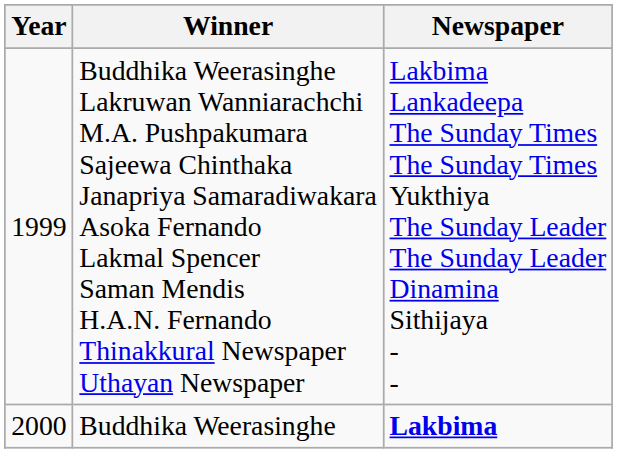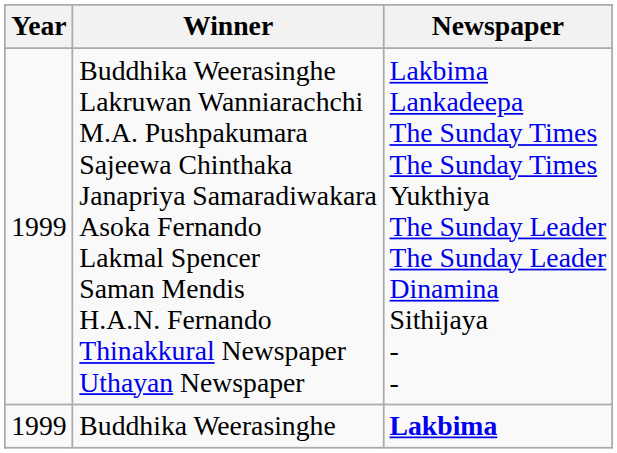(39, 425) 2000 -> (39, 425) 1999
